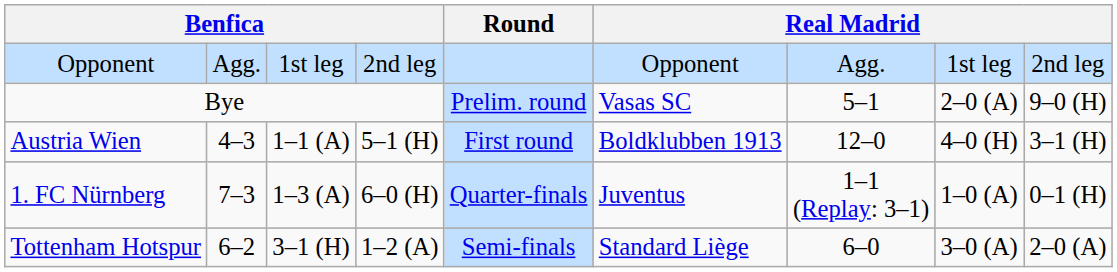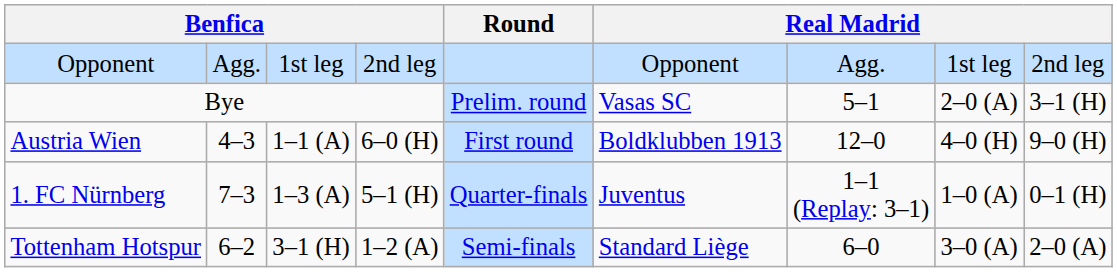(1068, 102) 9–0 (H) -> (1068, 102) 3–1 (H)
(400, 141) 5–1 (H) -> (400, 141) 6–0 (H)
(1068, 141) 3–1 (H) -> (1068, 141) 9–0 (H)
(400, 194) 6–0 (H) -> (400, 194) 5–1 (H)
